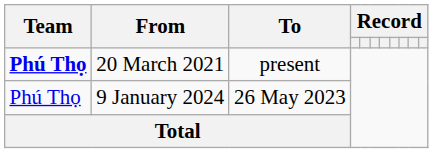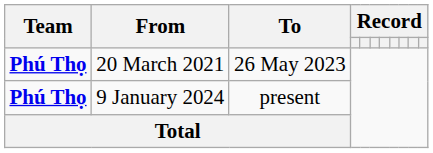(290, 64) present -> (290, 64) 26 May 2023
(45, 97) normal -> (48, 97) bold
(290, 97) 26 May 2023 -> (290, 97) present
